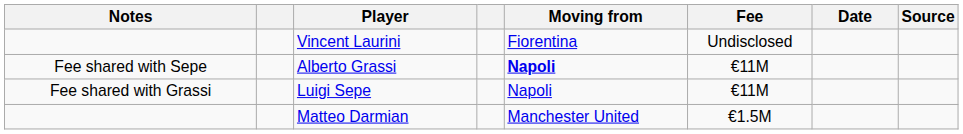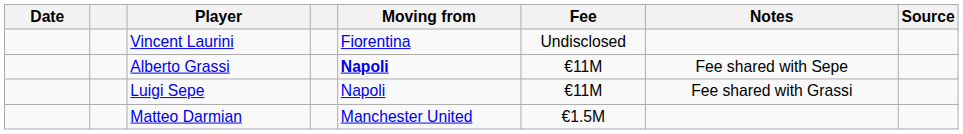columns swapped: (855, 16) <-> (131, 16)
